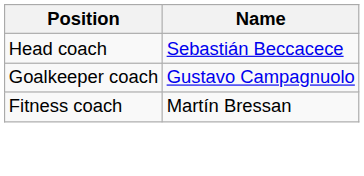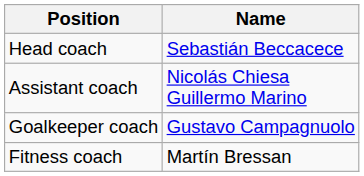+ row: (73, 87)
